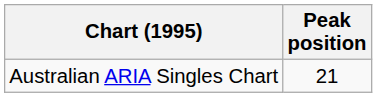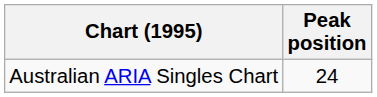(327, 75) 21 -> (327, 75) 24
